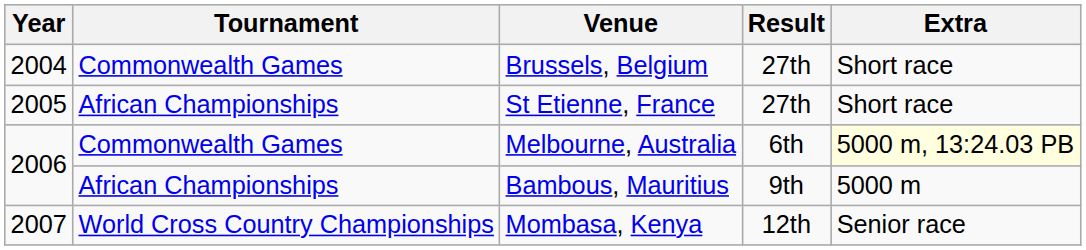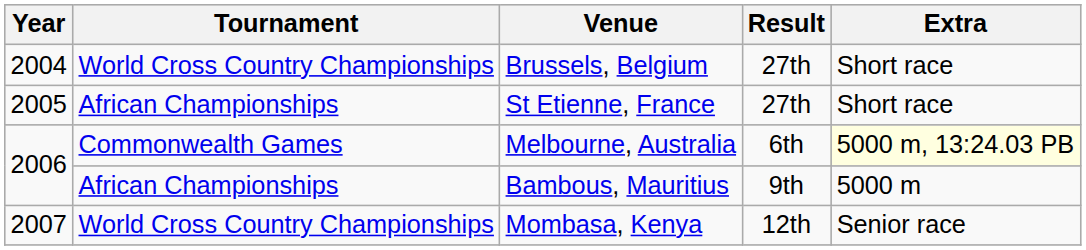(211, 64) Commonwealth Games -> (286, 64) World Cross Country Championships
